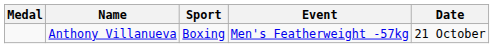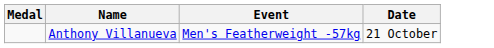- column: (204, 14)
